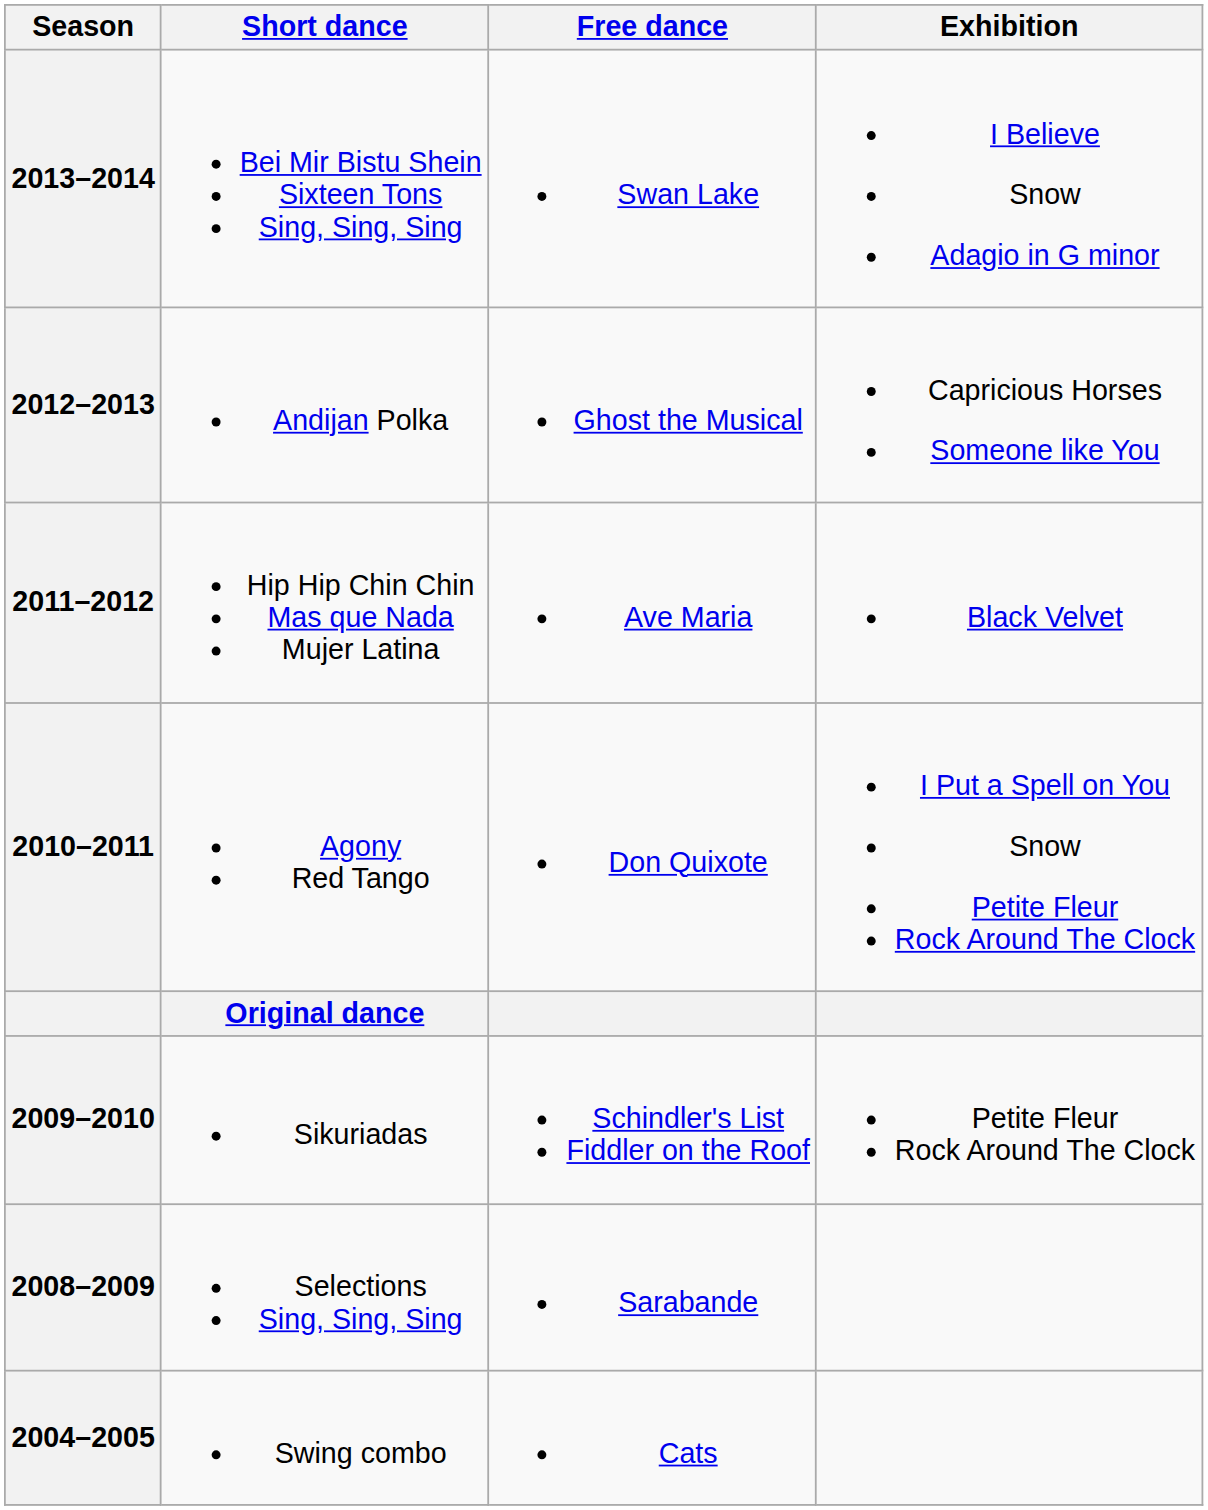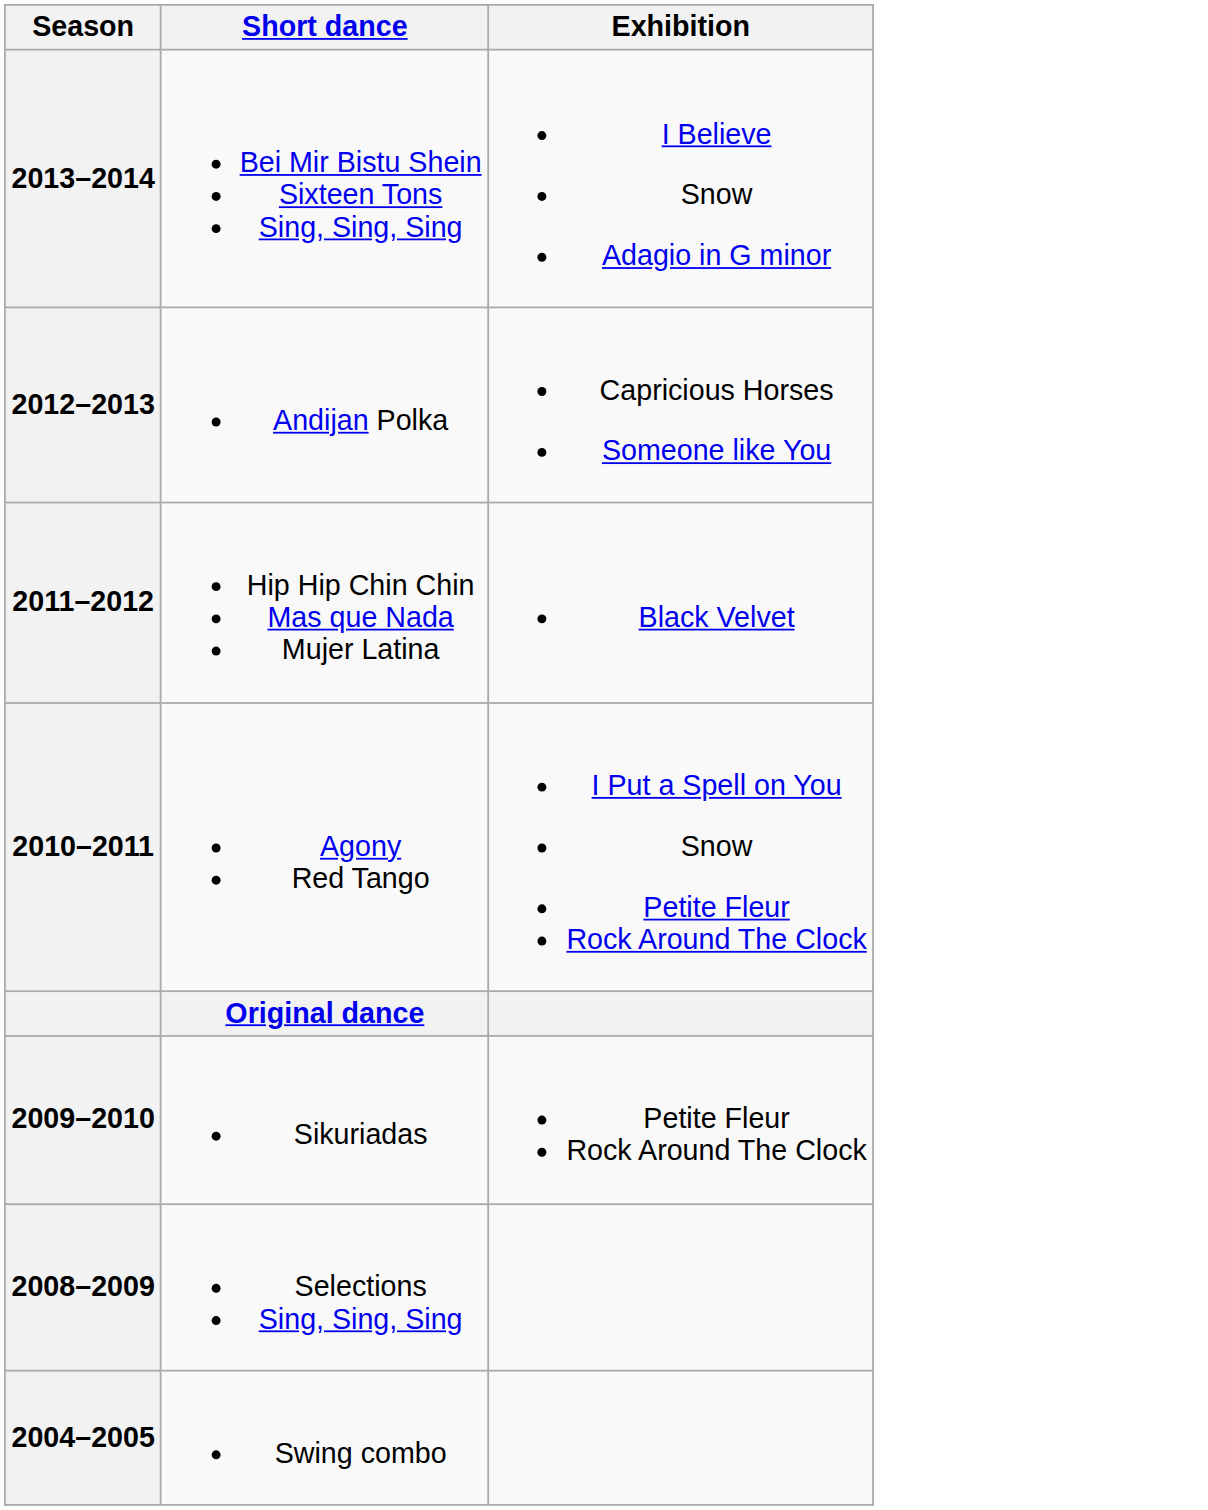- column: (652, 27)
